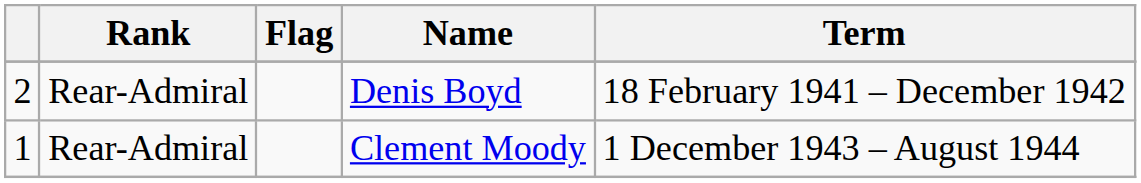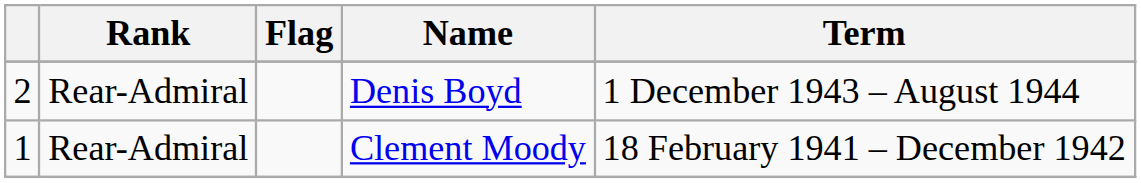(864, 90) 18 February 1941 – December 1942 -> (841, 90) 1 December 1943 – August 1944
(841, 147) 1 December 1943 – August 1944 -> (864, 147) 18 February 1941 – December 1942
